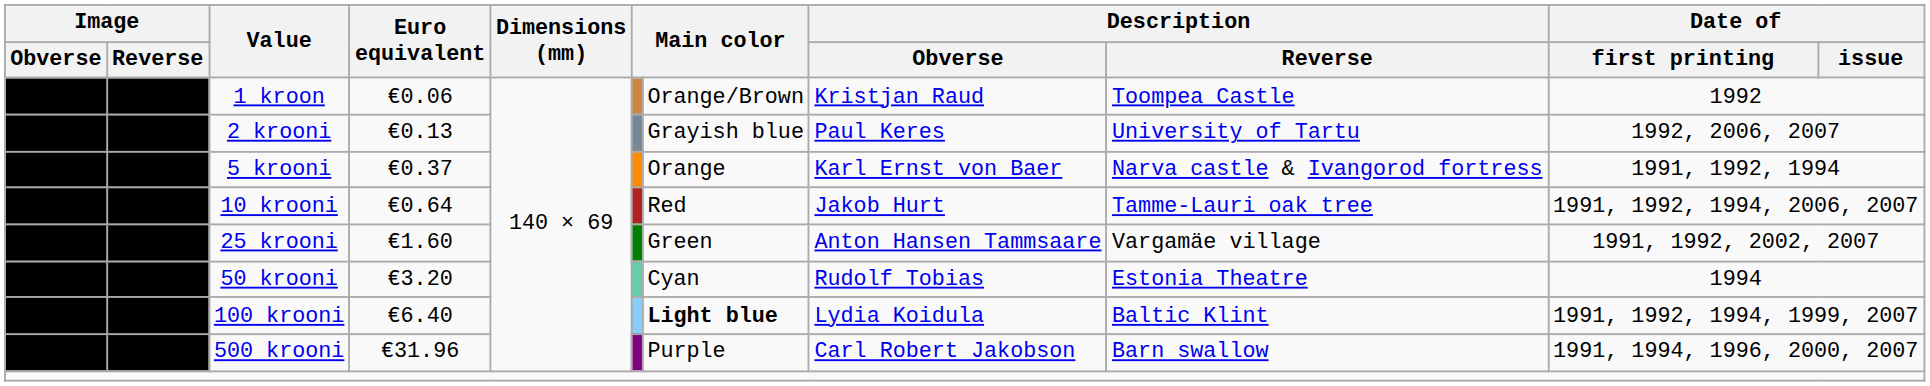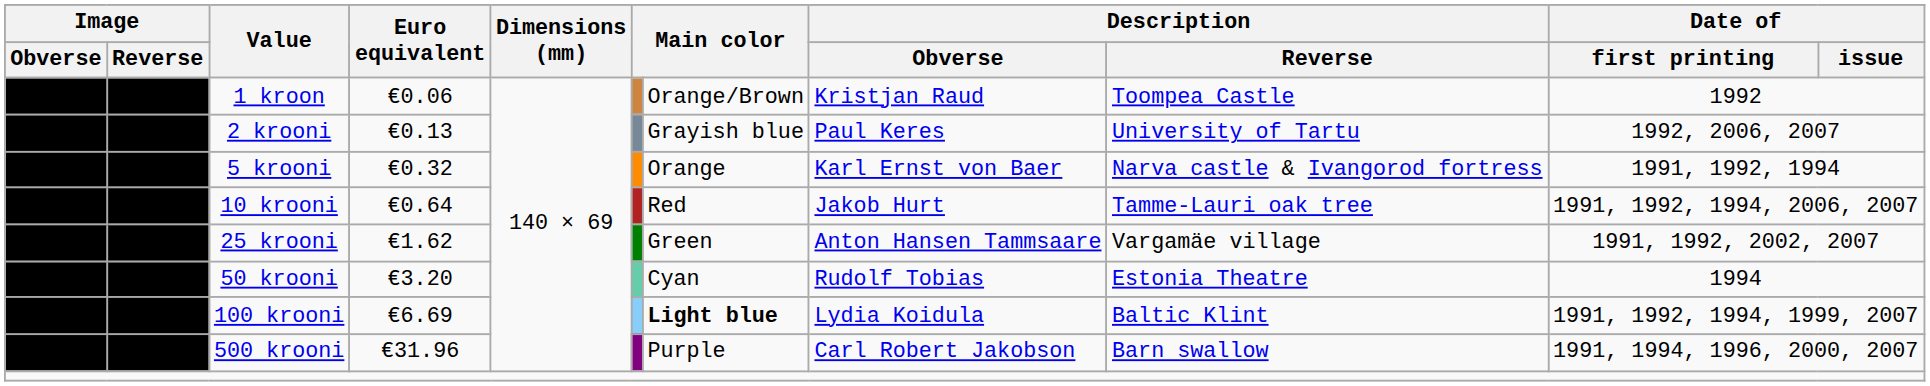(420, 169) €0.37 -> (420, 169) €0.32
(420, 242) €1.60 -> (420, 242) €1.62
(420, 315) €6.40 -> (420, 315) €6.69
